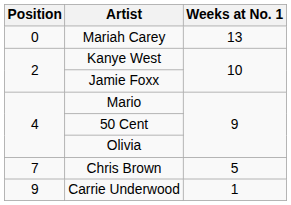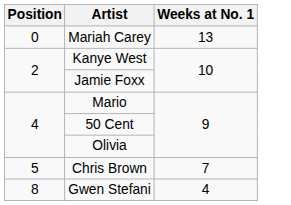(35, 168) 7 -> (35, 168) 5
(235, 168) 5 -> (206, 168) 7
+ row: (110, 189)
- row: (124, 189)
